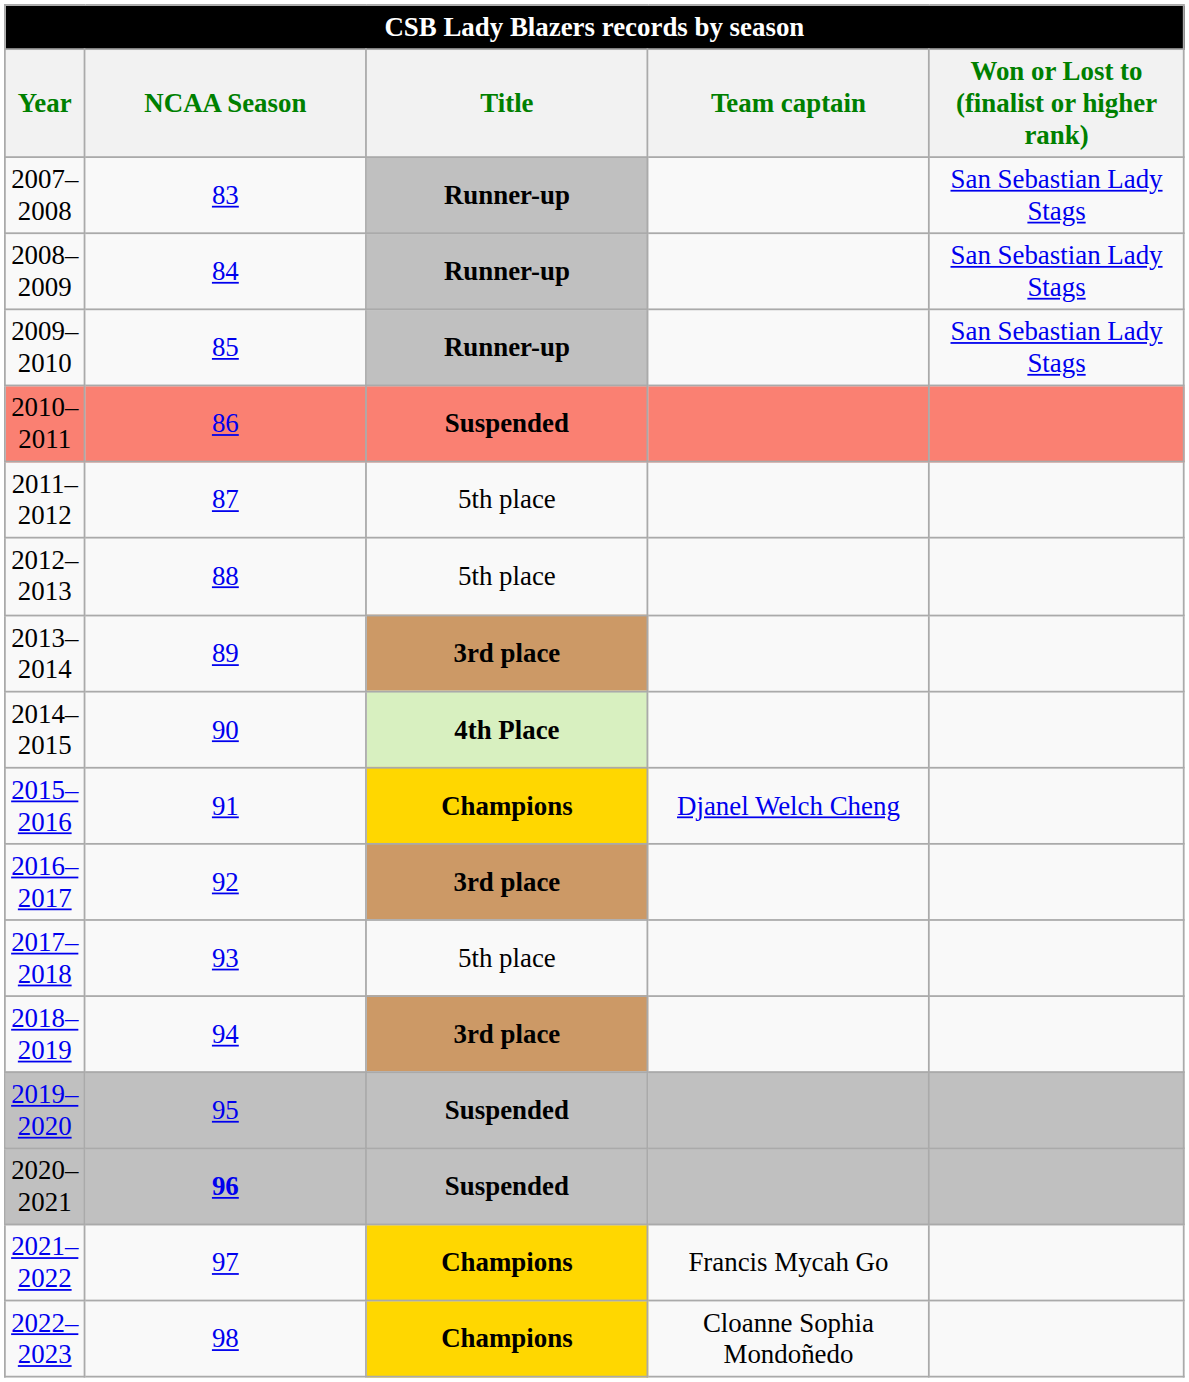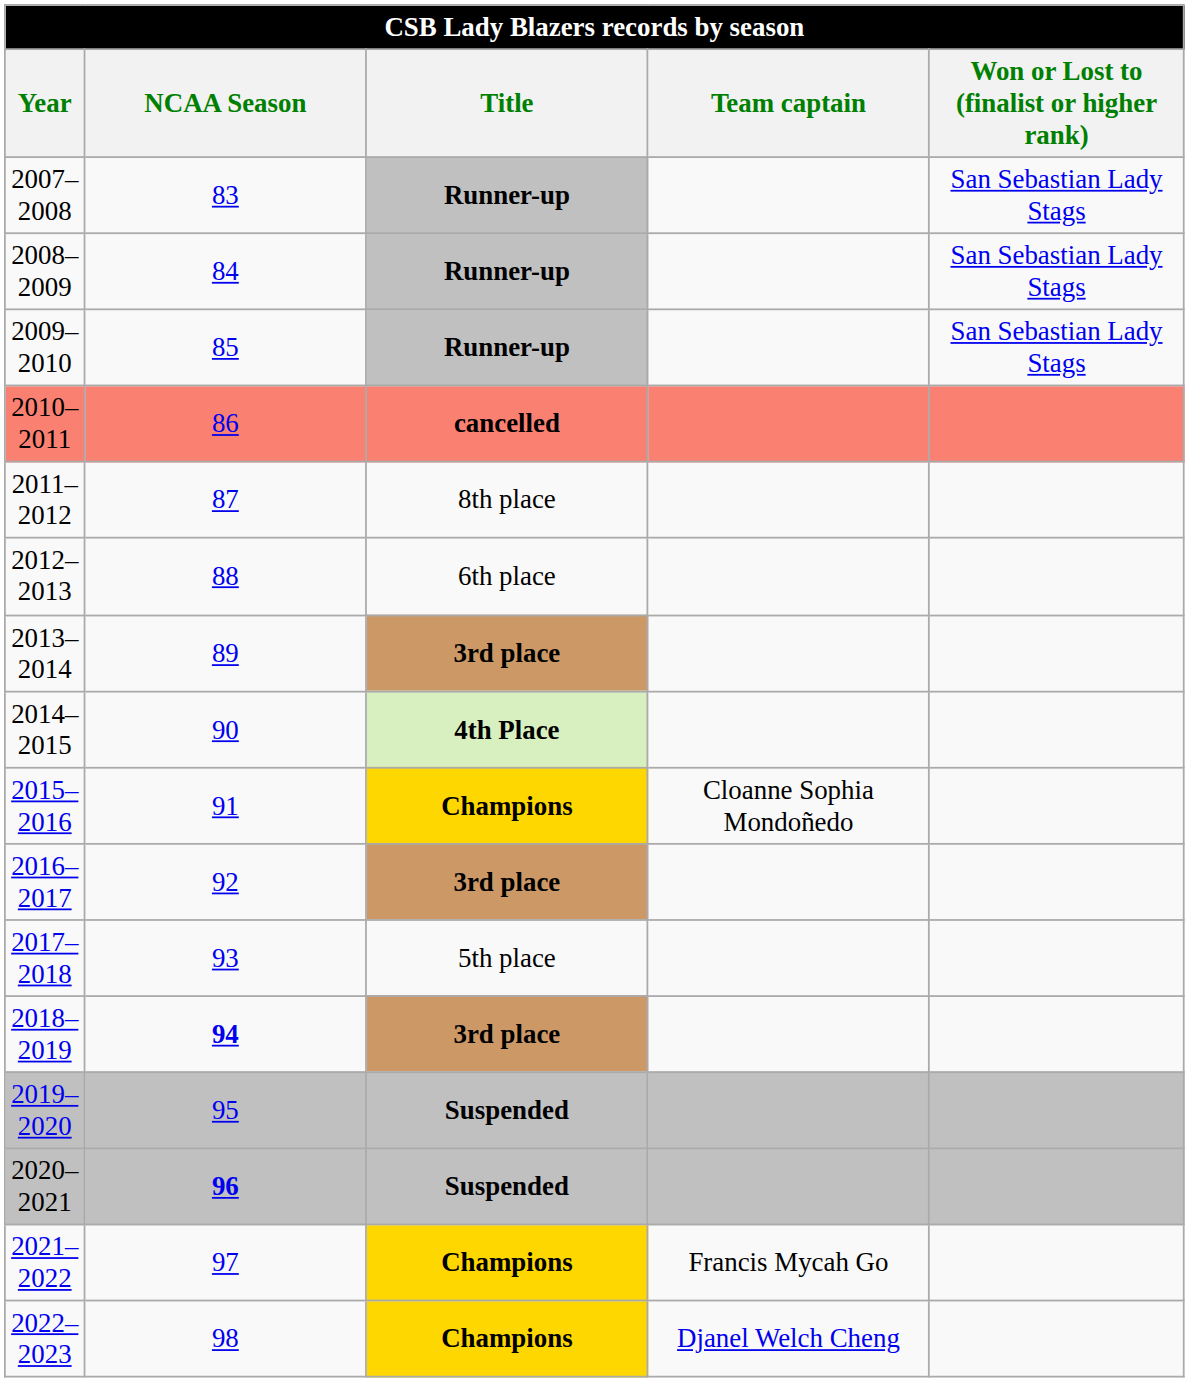(507, 423) Suspended -> (507, 423) cancelled
(507, 500) 5th place -> (507, 500) 8th place
(507, 576) 5th place -> (507, 576) 6th place
(788, 805) Djanel Welch Cheng -> (788, 805) Cloanne Sophia Mondoñedo
(225, 1033) normal -> (225, 1033) bold
(788, 1338) Cloanne Sophia Mondoñedo -> (788, 1338) Djanel Welch Cheng
